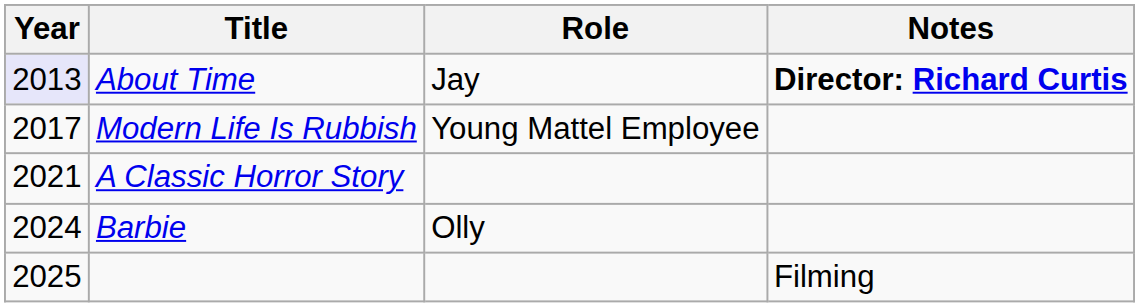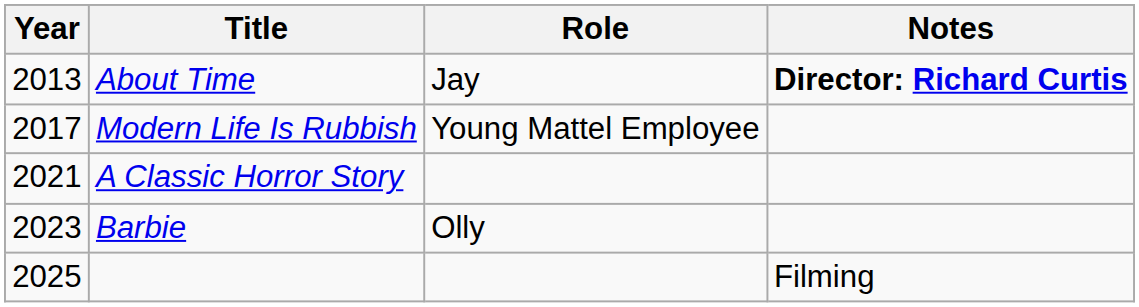(47, 78) lavender background -> (47, 78) no background
(47, 227) 2024 -> (47, 227) 2023
